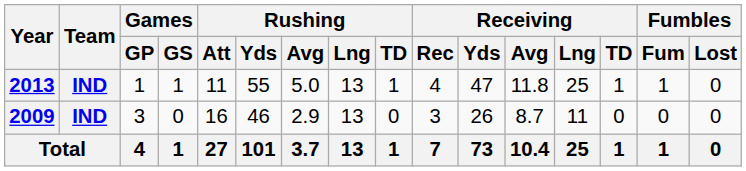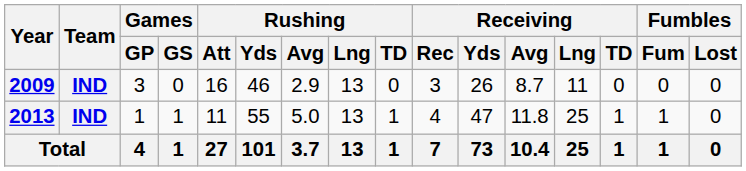rows swapped: (32, 117) <-> (32, 85)
